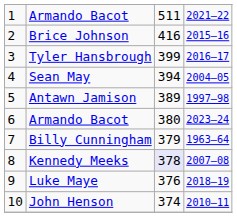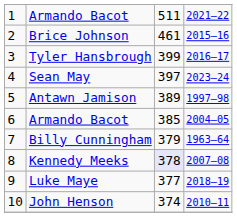(169, 36) 416 -> (169, 36) 461
(169, 77) 394 -> (169, 77) 397
(208, 77) 2004–05 -> (208, 77) 2023–24
(169, 119) 380 -> (169, 119) 385
(208, 119) 2023–24 -> (208, 119) 2004–05
(169, 181) 376 -> (169, 181) 377
